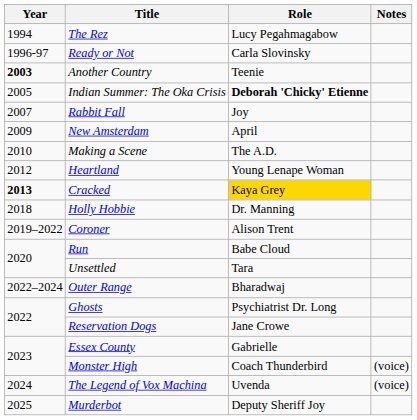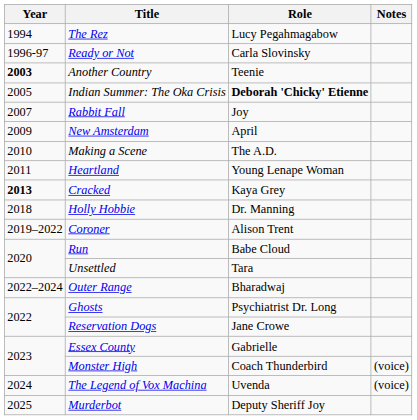(20, 170) 2012 -> (19, 170) 2011
(258, 190) gold background -> (258, 190) no background
